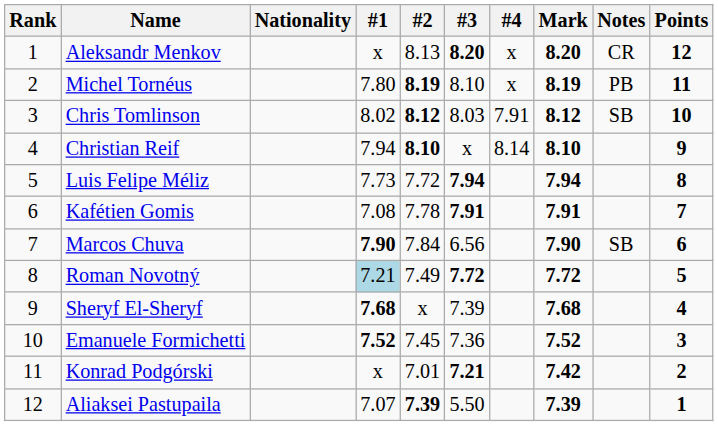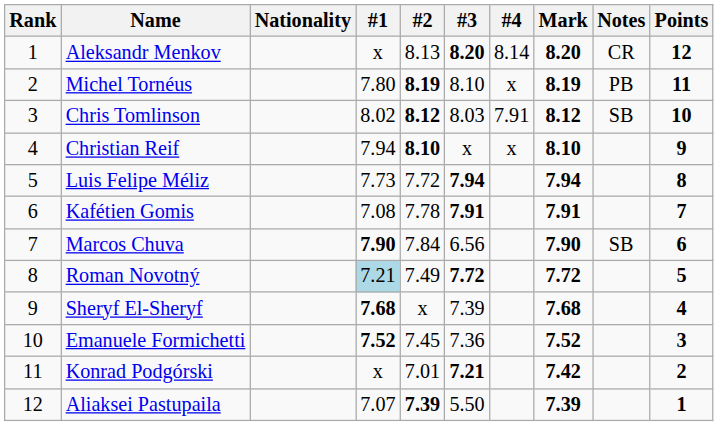(512, 52) x -> (512, 52) 8.14
(512, 148) 8.14 -> (512, 148) x
